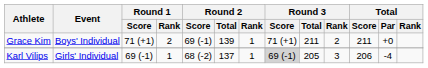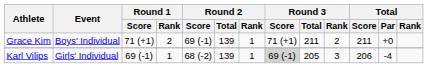(227, 56) 137 -> (227, 56) 139
